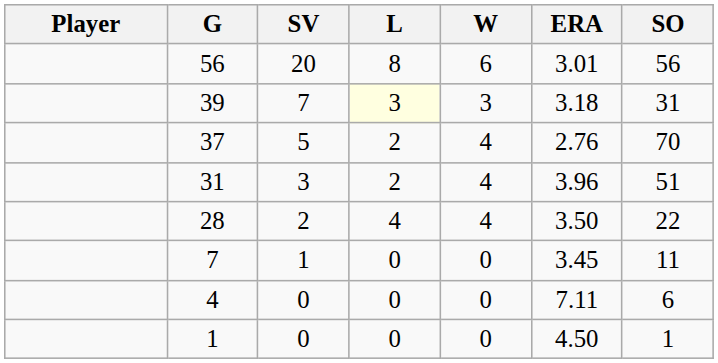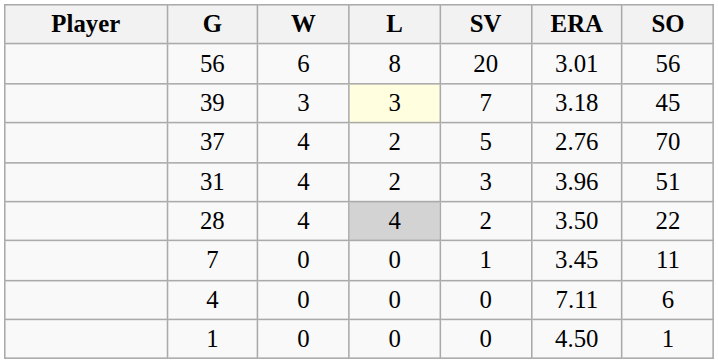columns swapped: (486, 24) <-> (303, 24)
(668, 102) 31 -> (668, 102) 45
(395, 220) no background -> (395, 220) lightgrey background
